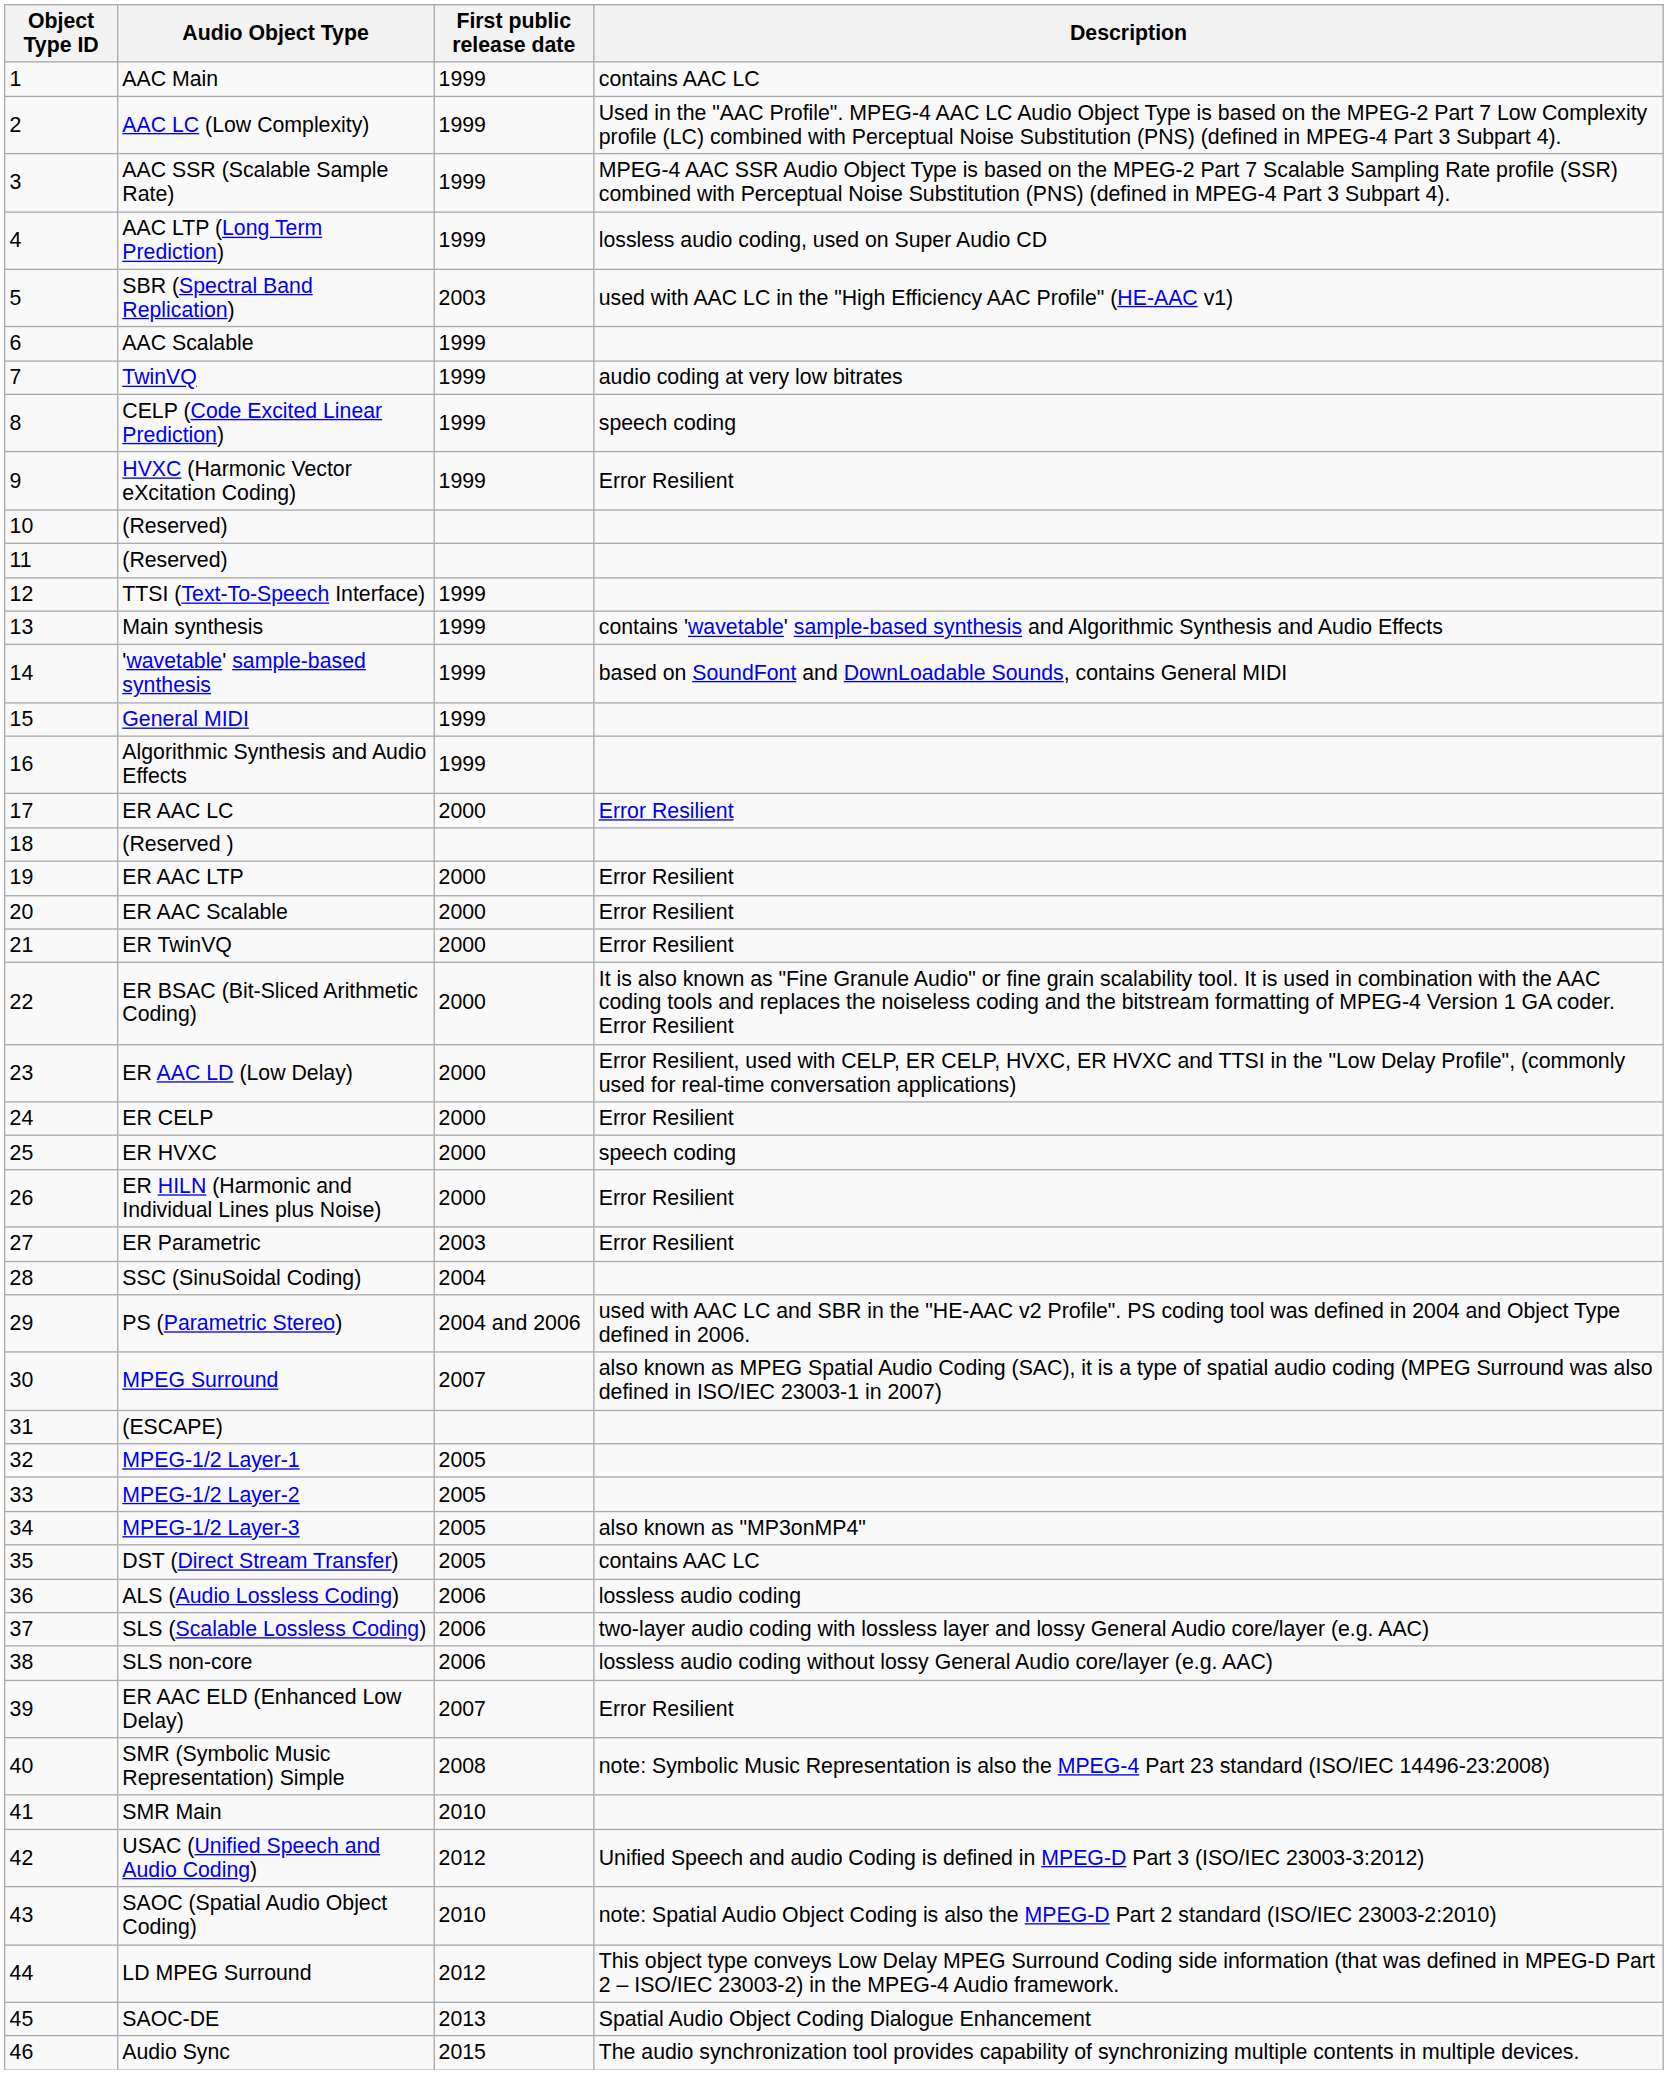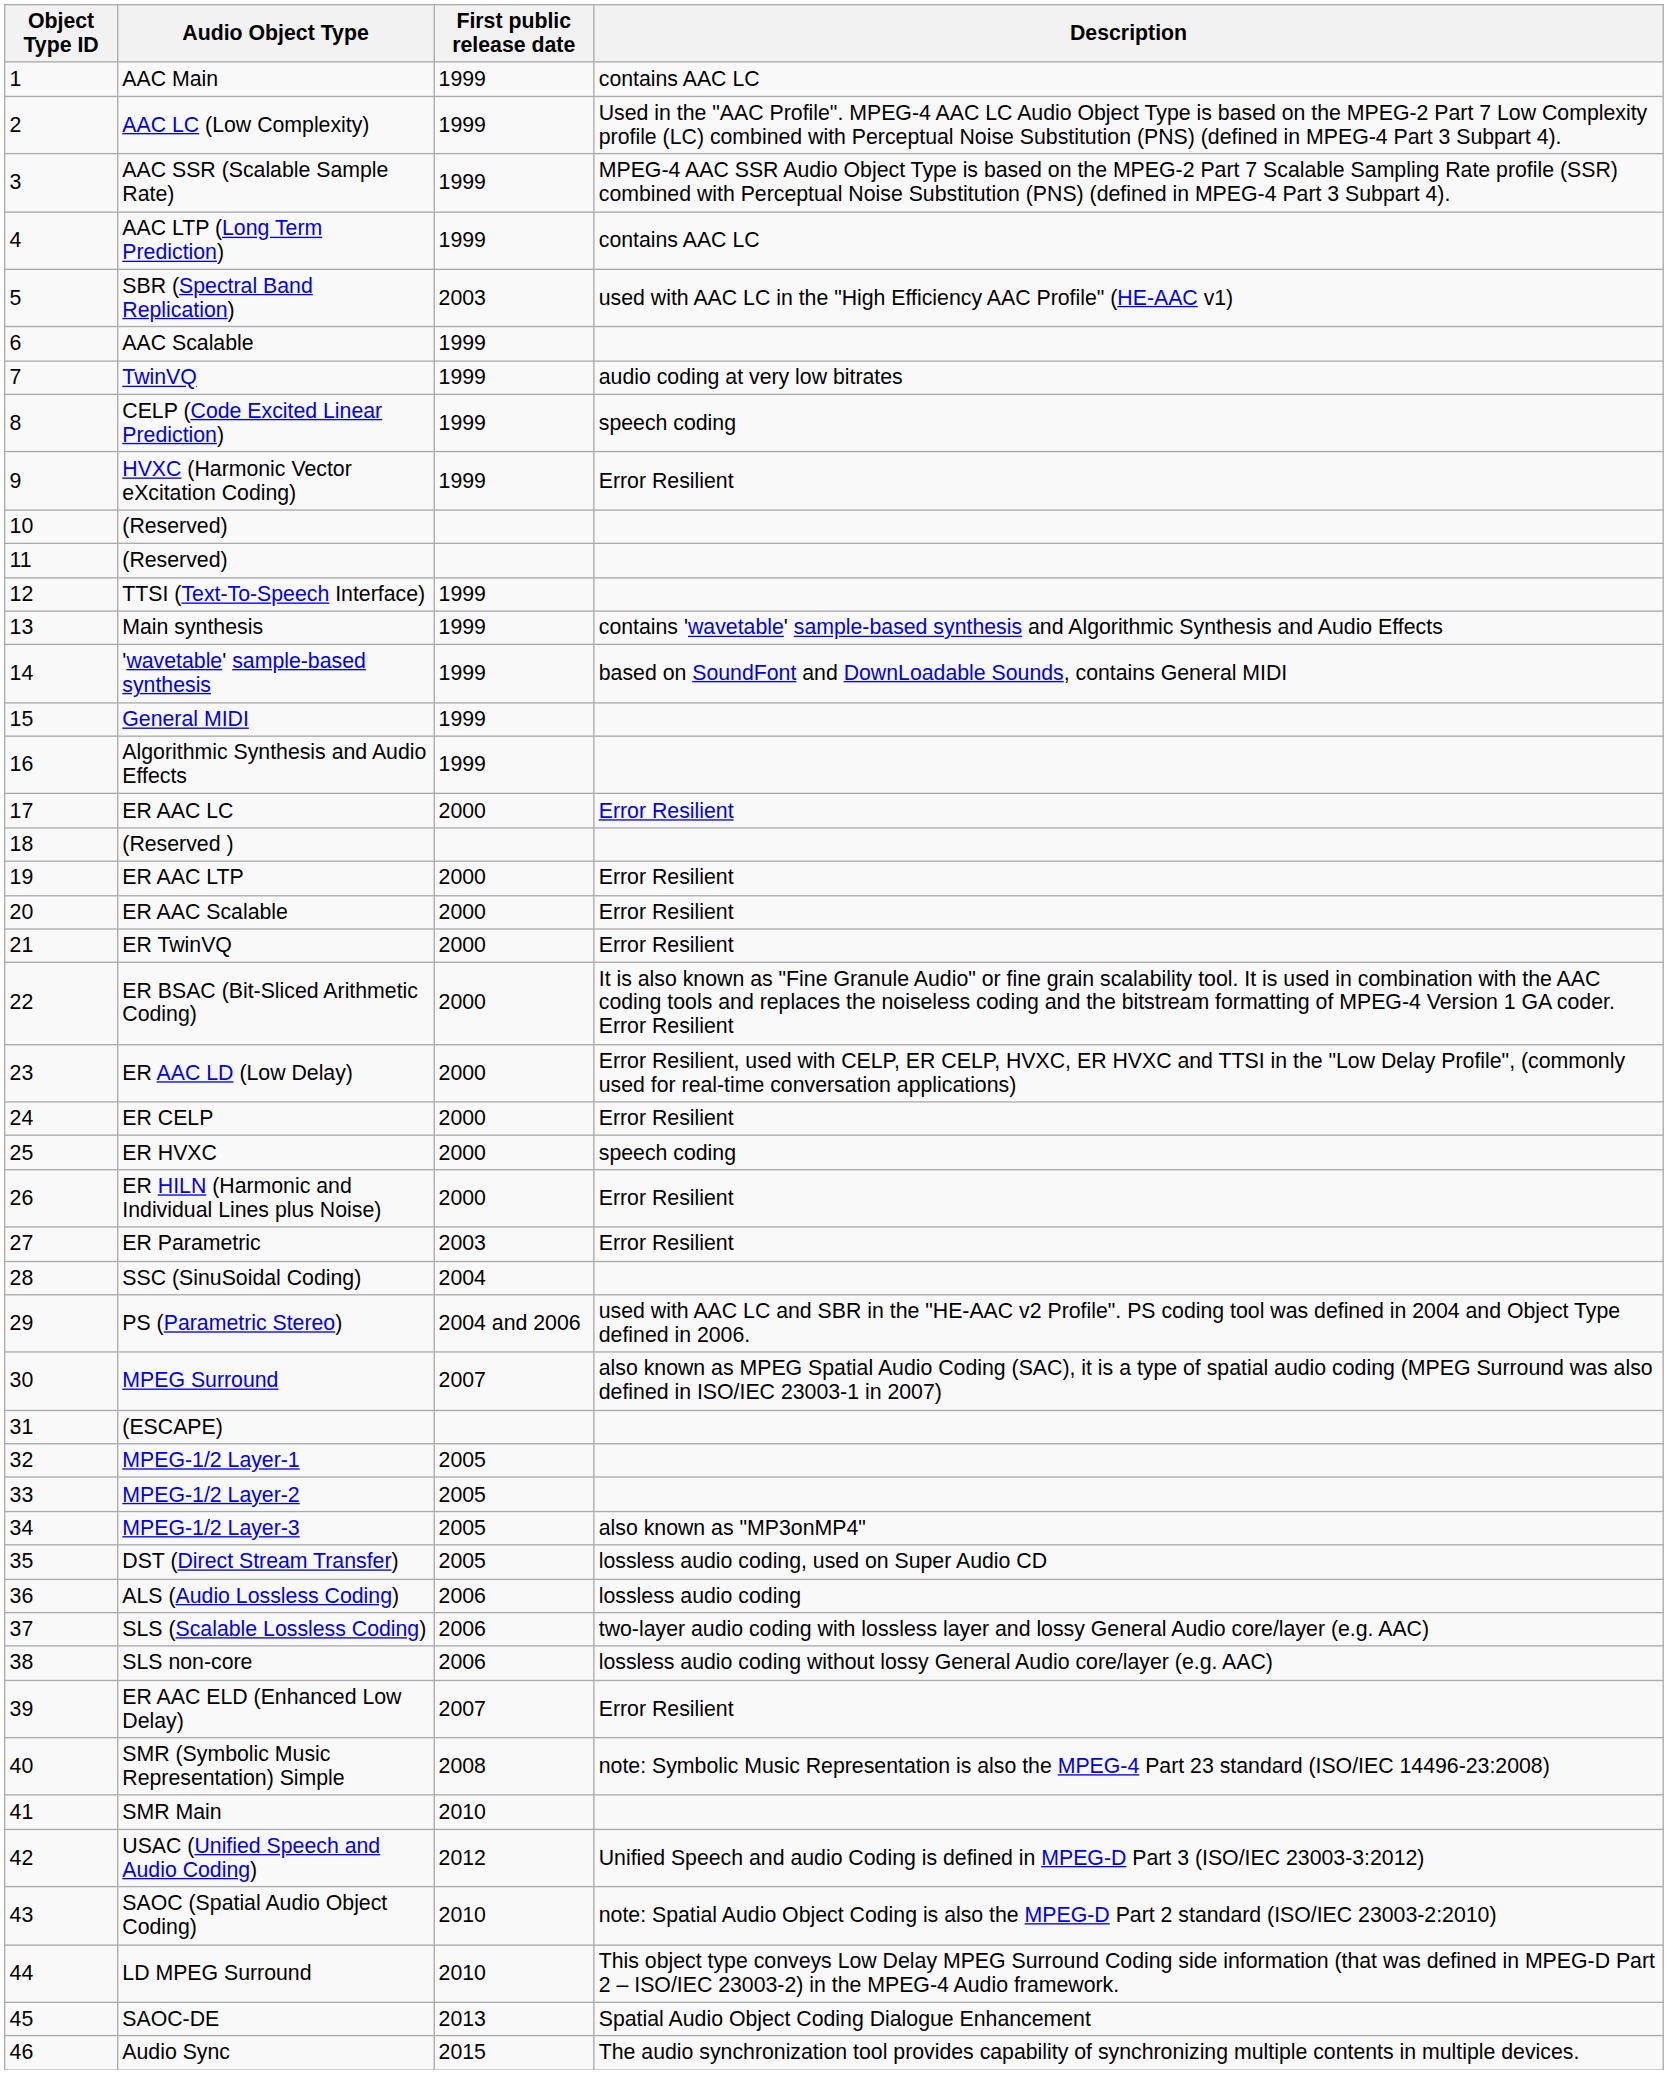(823, 240) lossless audio coding, used on Super Audio CD -> (679, 240) contains AAC LC
(679, 1561) contains AAC LC -> (823, 1561) lossless audio coding, used on Super Audio CD
(462, 1973) 2012 -> (462, 1973) 2010
